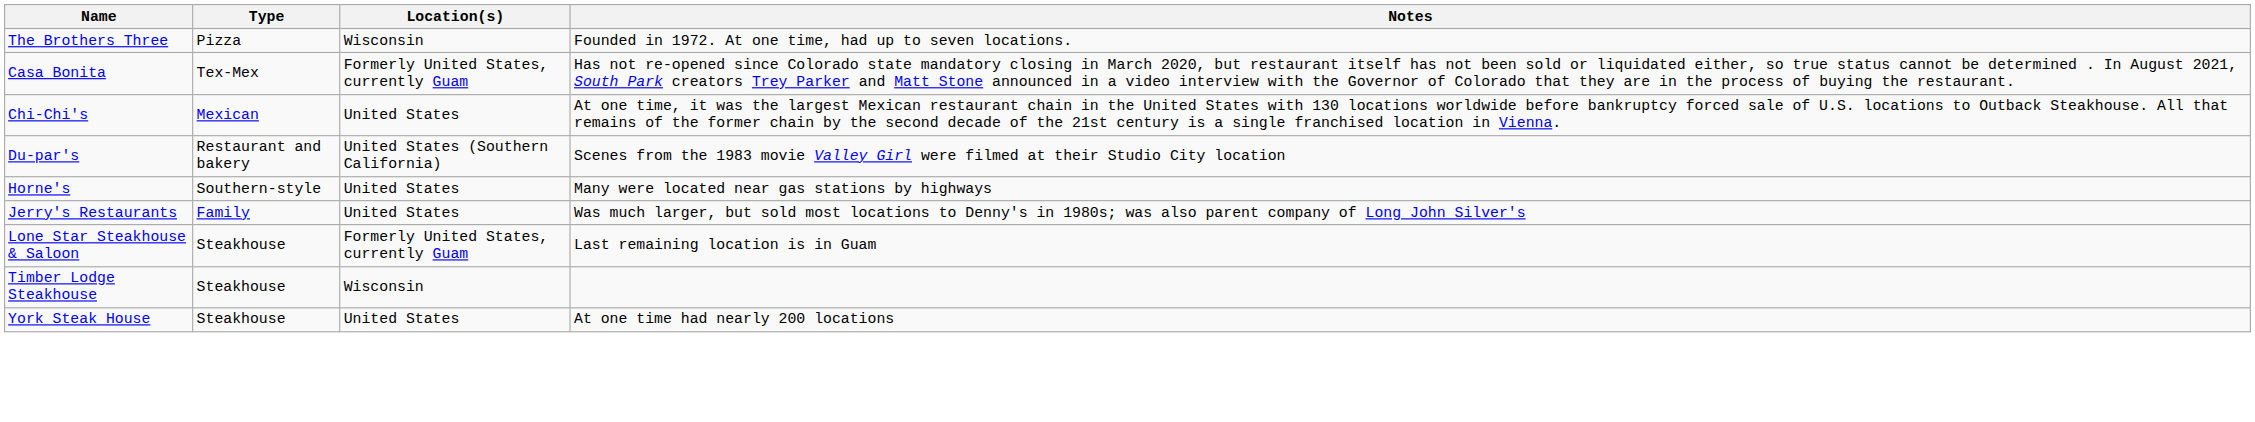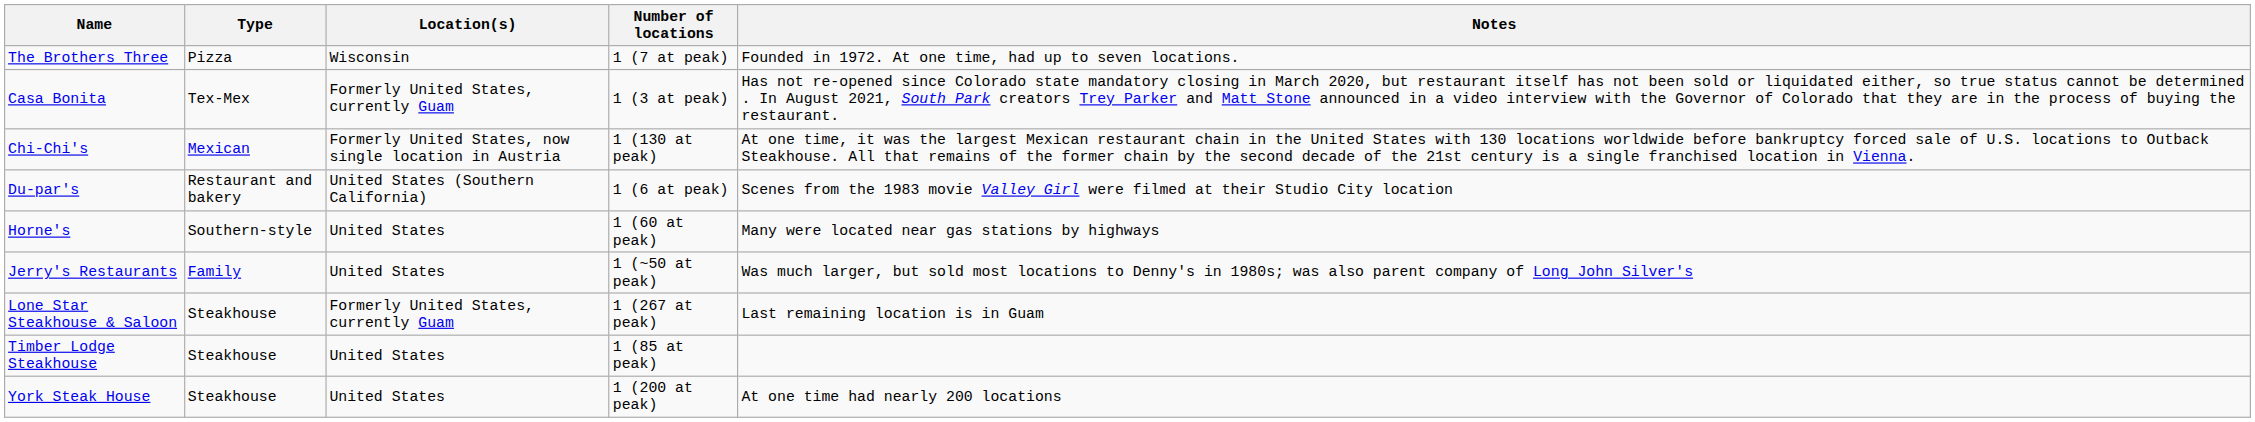+ column: (674, 25)
(401, 115) United States -> (449, 149) Formerly United States, now single location in Austria
(384, 287) Wisconsin -> (387, 355) United States
